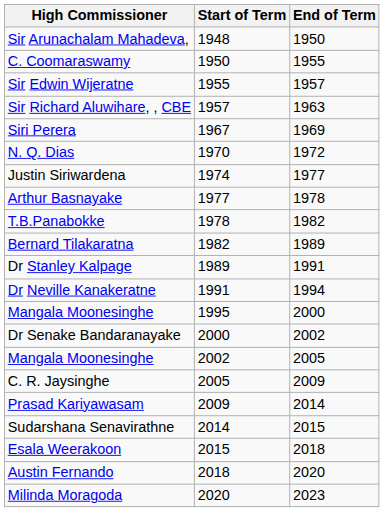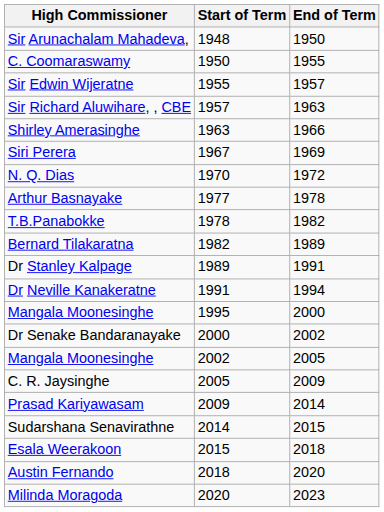+ row: (74, 130)
- row: (67, 175)
